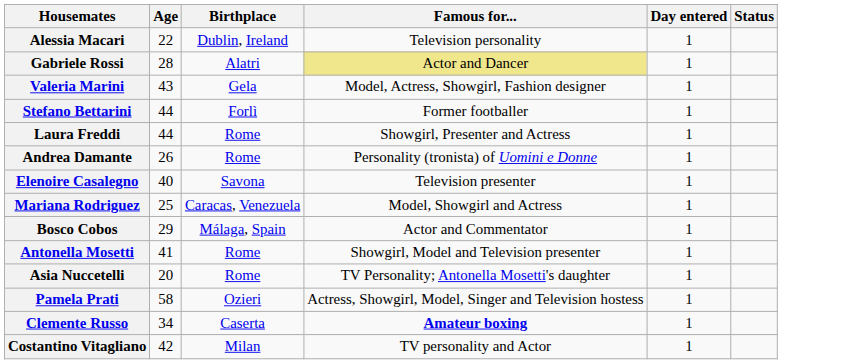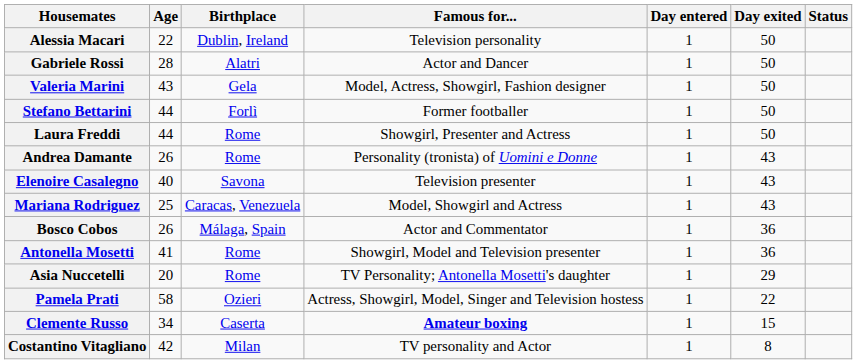+ column: (768, 16)
(475, 63) khaki background -> (475, 63) no background
(166, 228) 29 -> (166, 228) 26
